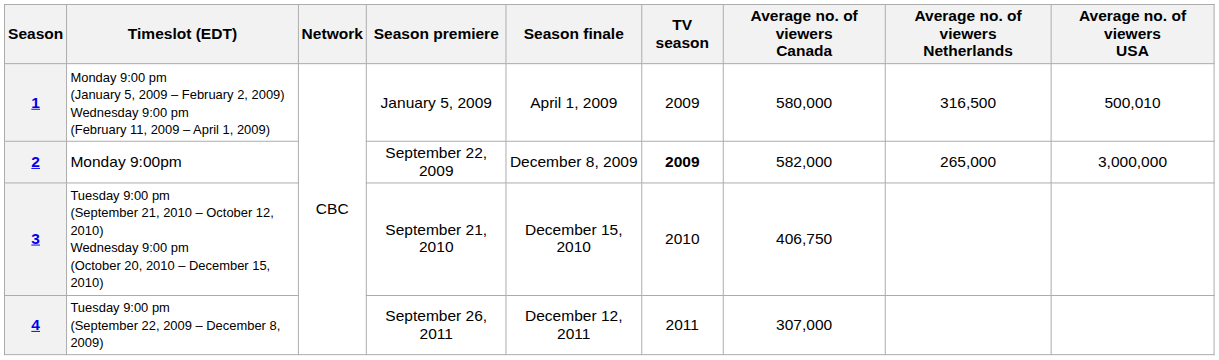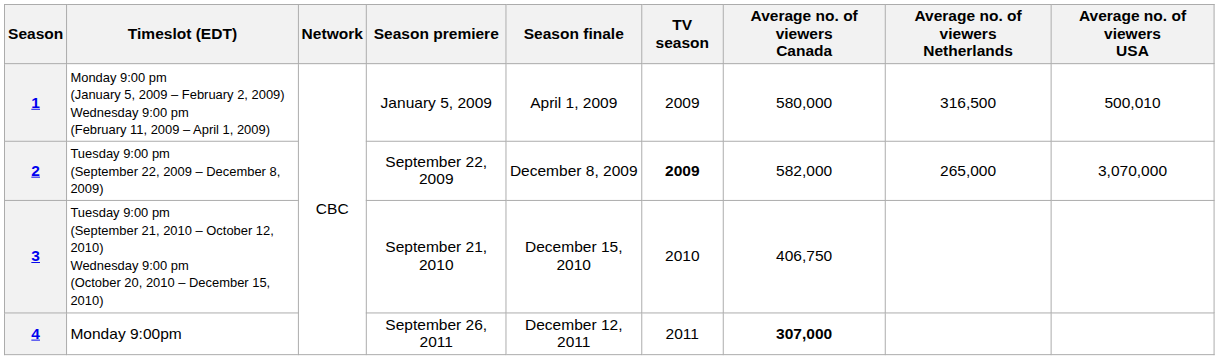(126, 162) Monday 9:00pm -> (175, 171) Tuesday 9:00 pm (September 22, 2009 – December 8, 2009)
(1132, 162) 3,000,000 -> (1132, 170) 3,070,000
(175, 325) Tuesday 9:00 pm (September 22, 2009 – December 8, 2009) -> (126, 333) Monday 9:00pm
(804, 324) normal -> (804, 333) bold
